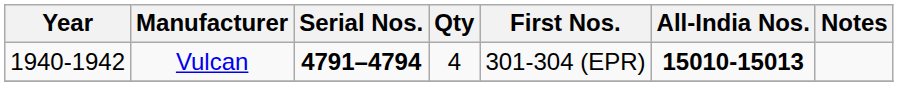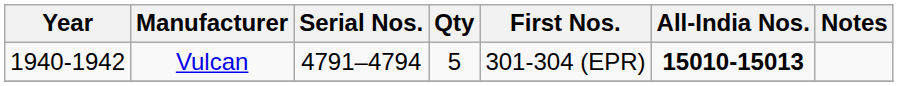(361, 61) bold -> (361, 61) normal
(454, 61) 4 -> (454, 61) 5
